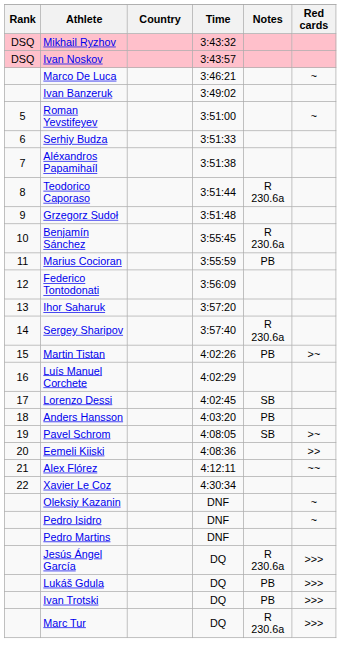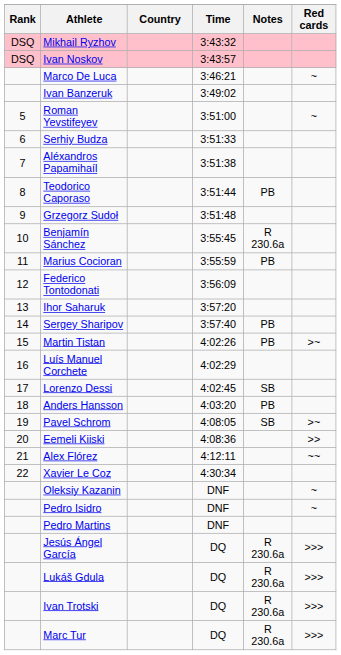(268, 192) R 230.6a -> (268, 192) PB
(268, 331) R 230.6a -> (268, 325) PB
(268, 583) PB -> (268, 577) R 230.6a
(268, 600) PB -> (268, 606) R 230.6a
